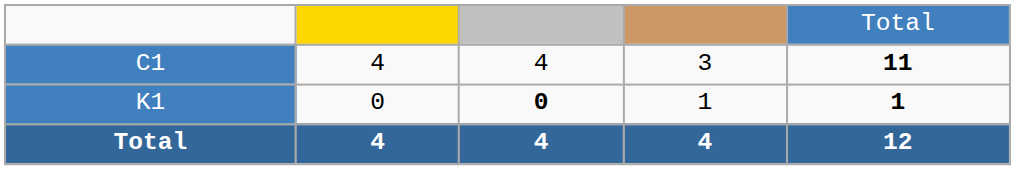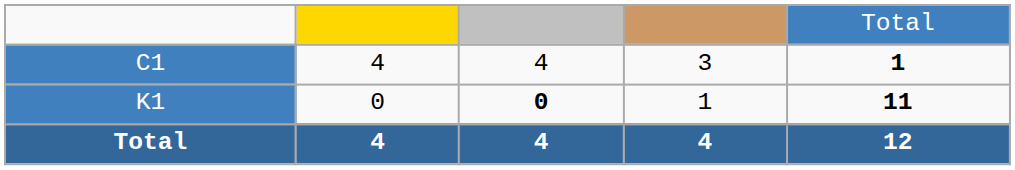(898, 65) 11 -> (898, 65) 1
(898, 105) 1 -> (898, 105) 11
